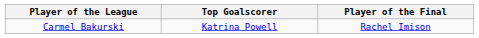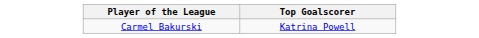- column: (396, 12)
